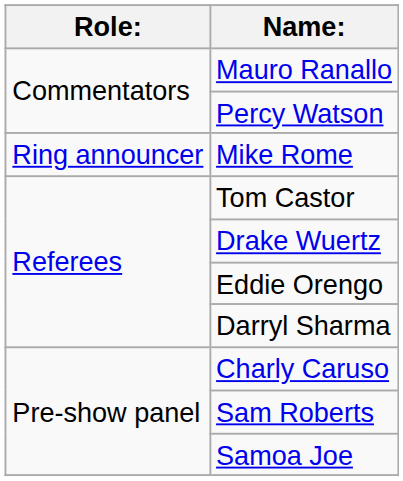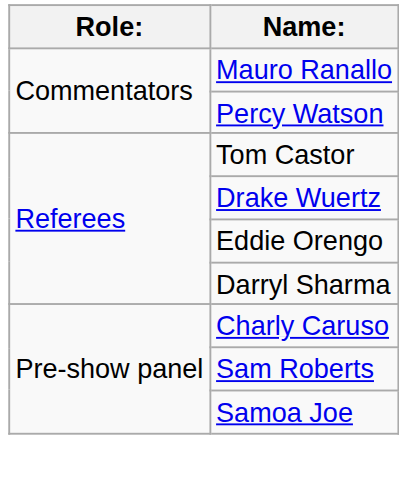- row: (284, 155)
